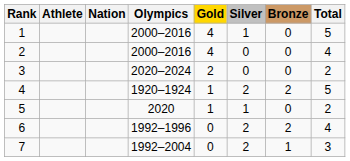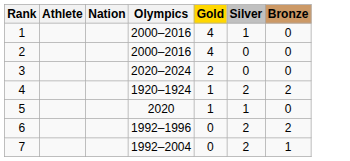- column: (328, 14)
